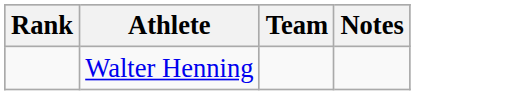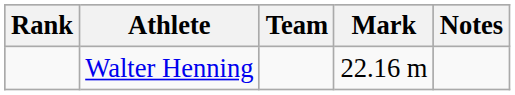+ column: (384, 25)
